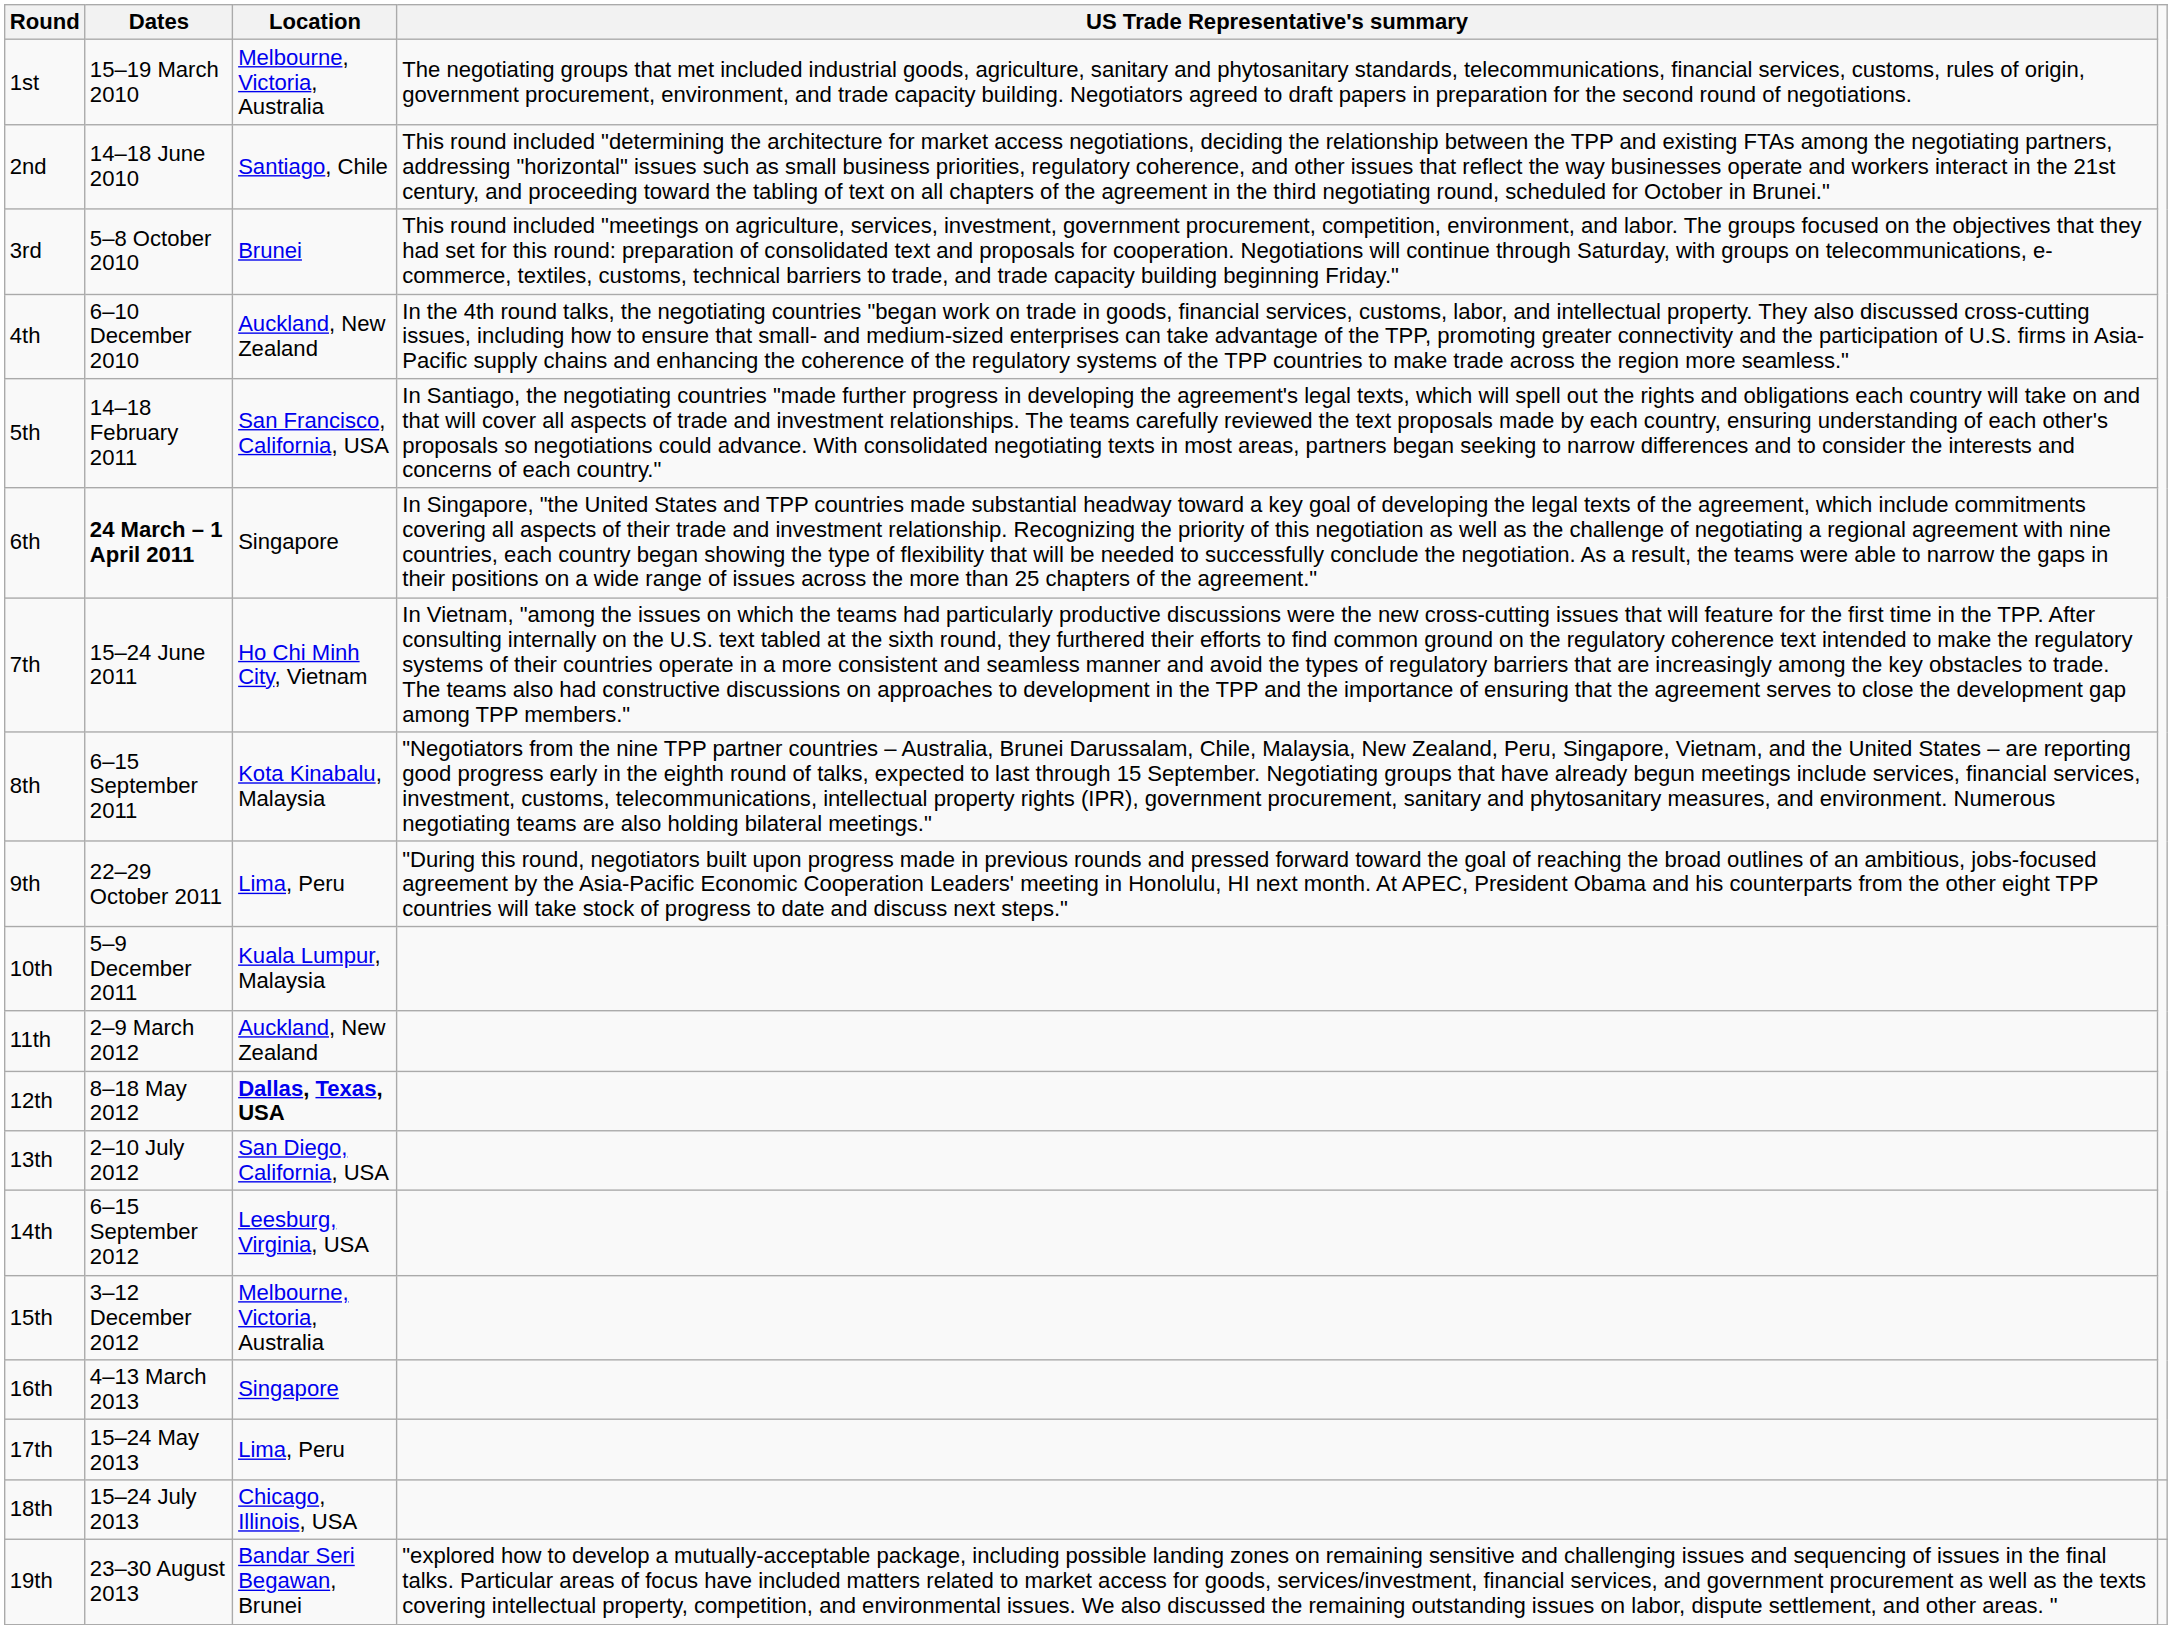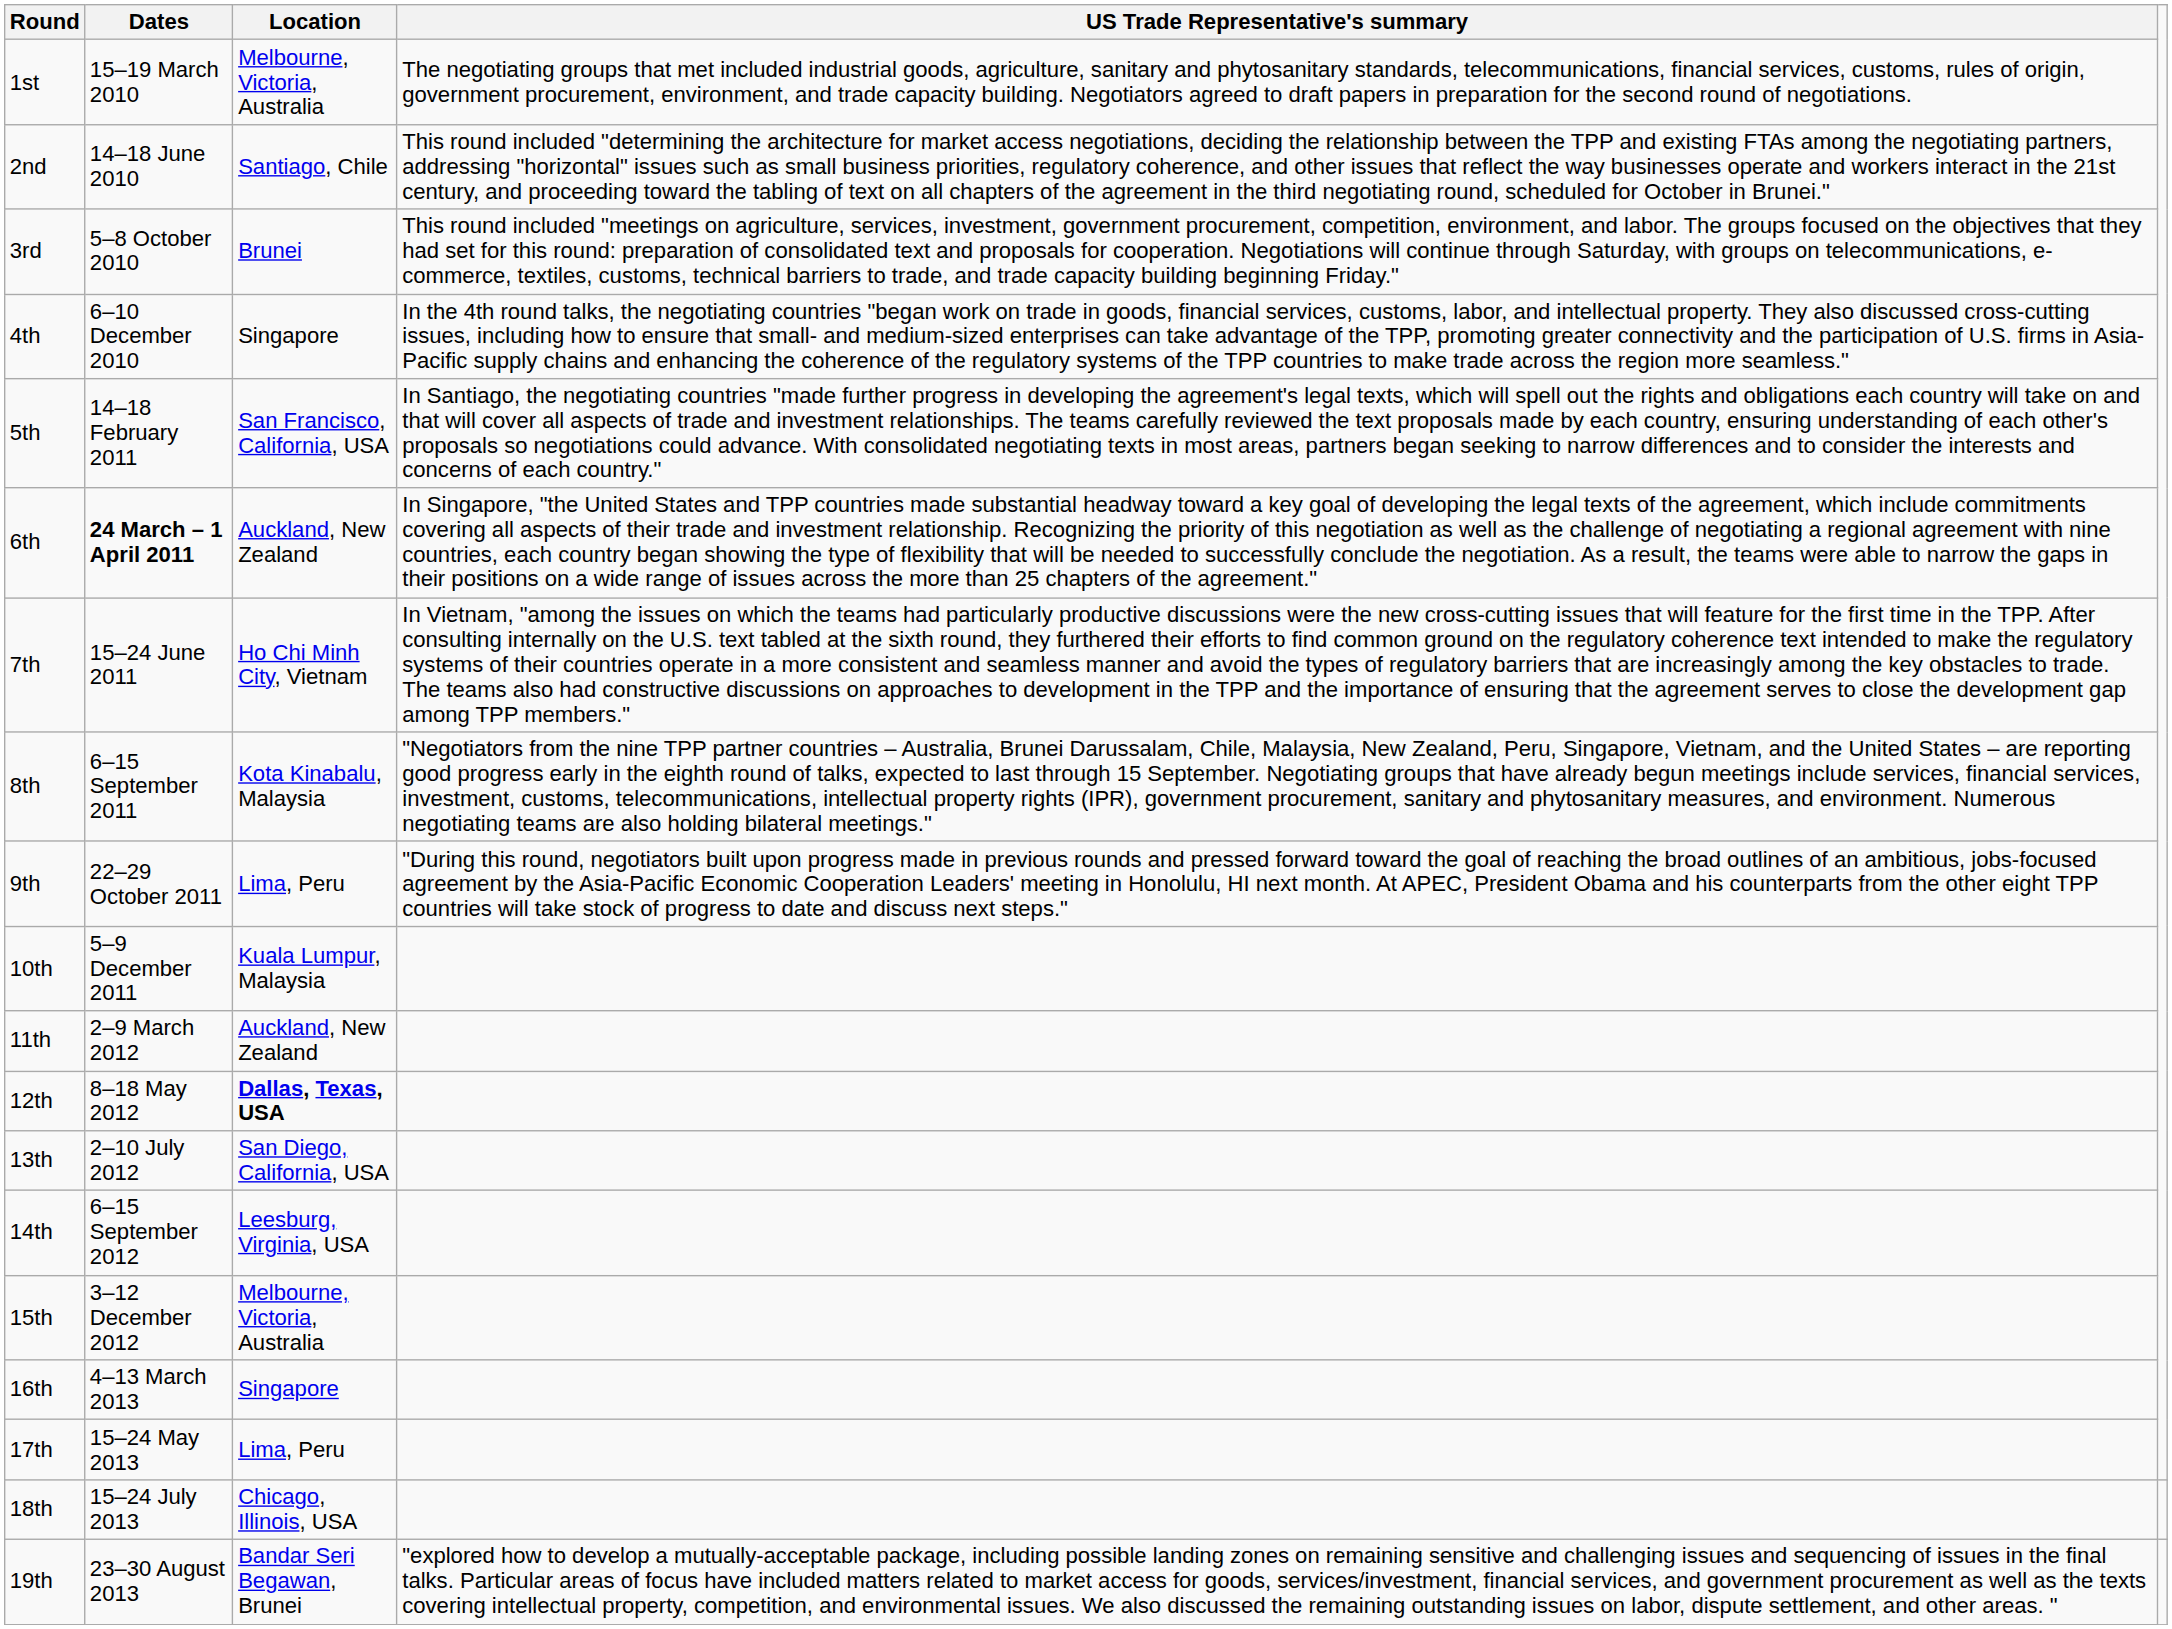(312, 335) Auckland, New Zealand -> (288, 335) Singapore
(288, 542) Singapore -> (312, 542) Auckland, New Zealand
